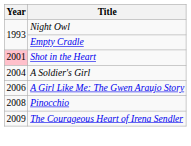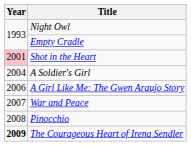+ row: (59, 103)
(16, 118) normal -> (16, 133) bold
